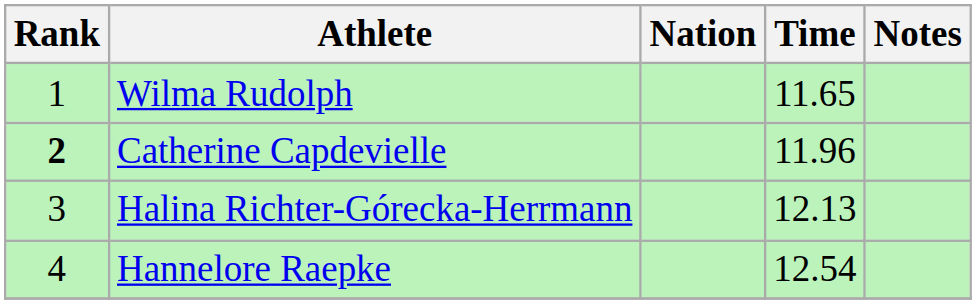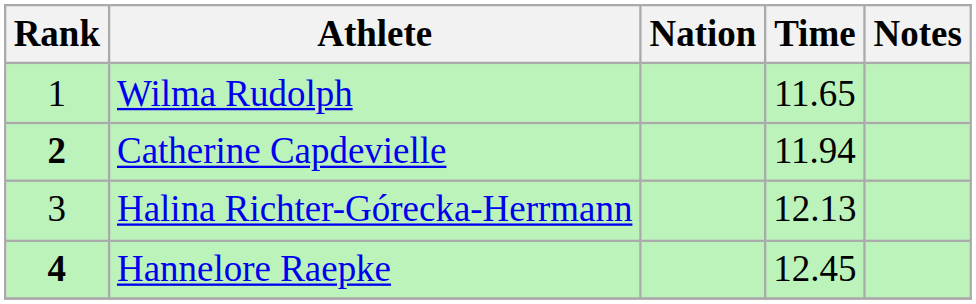(815, 151) 11.96 -> (815, 151) 11.94
(57, 268) normal -> (57, 268) bold
(815, 268) 12.54 -> (815, 268) 12.45
